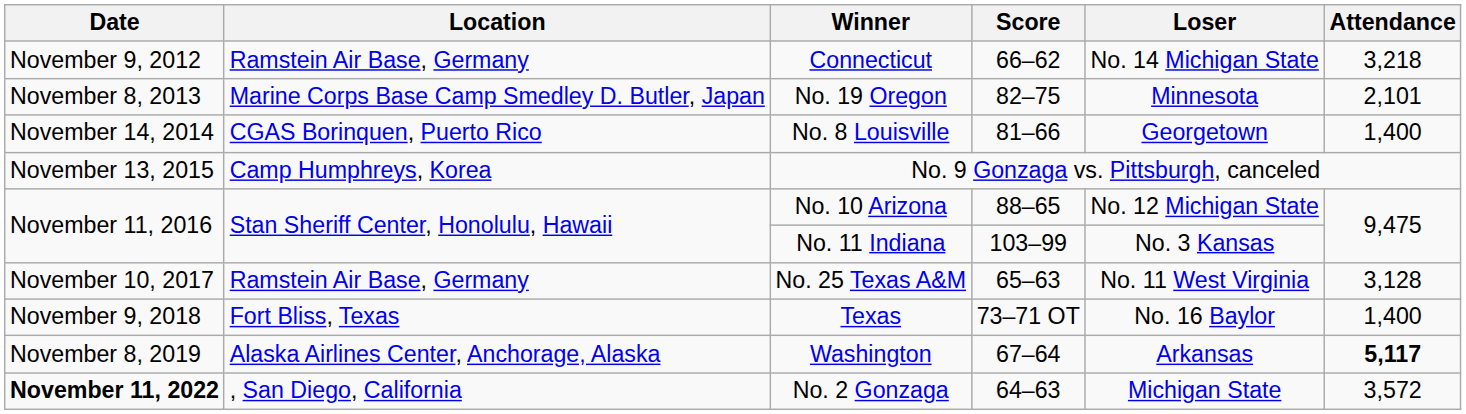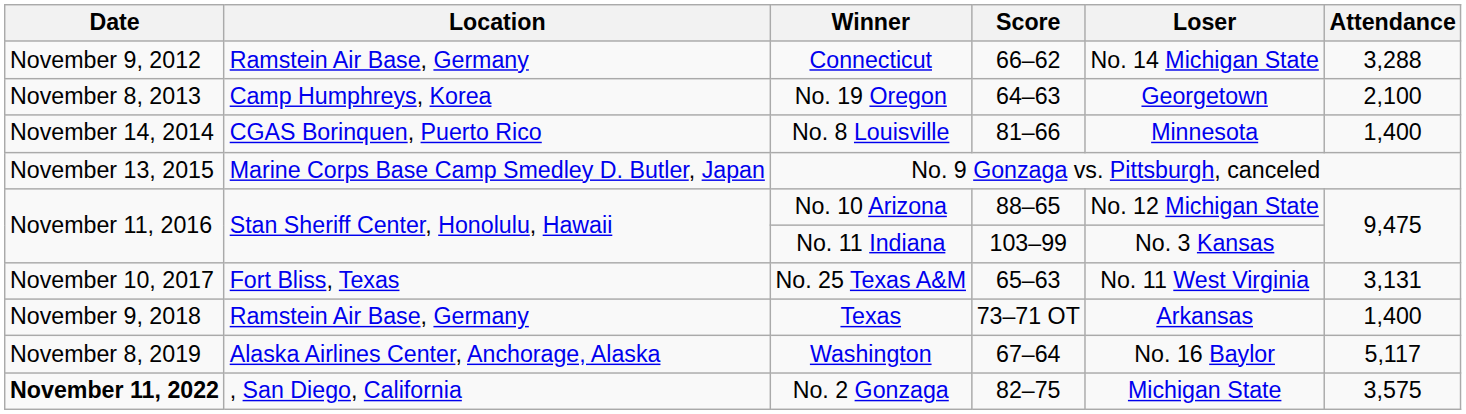(1393, 59) 3,218 -> (1393, 59) 3,288
(497, 96) Marine Corps Base Camp Smedley D. Butler, Japan -> (361, 96) Camp Humphreys, Korea
(1028, 96) 82–75 -> (1028, 96) 64–63
(1205, 96) Minnesota -> (1205, 96) Georgetown
(1393, 96) 2,101 -> (1393, 96) 2,100
(1205, 133) Georgetown -> (1205, 133) Minnesota
(361, 170) Camp Humphreys, Korea -> (497, 170) Marine Corps Base Camp Smedley D. Butler, Japan
(379, 280) Ramstein Air Base, Germany -> (315, 280) Fort Bliss, Texas
(1393, 280) 3,128 -> (1393, 280) 3,131
(315, 317) Fort Bliss, Texas -> (379, 317) Ramstein Air Base, Germany
(1205, 317) No. 16 Baylor -> (1205, 317) Arkansas
(1205, 354) Arkansas -> (1205, 354) No. 16 Baylor
(1393, 354) bold -> (1393, 354) normal
(1028, 390) 64–63 -> (1028, 390) 82–75
(1393, 390) 3,572 -> (1393, 390) 3,575
